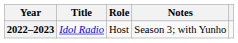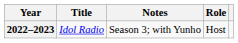columns swapped: (119, 12) <-> (180, 12)
